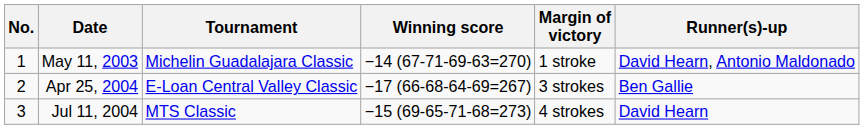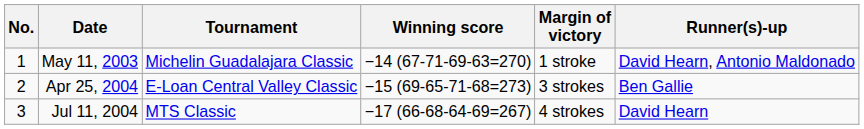(448, 87) −17 (66-68-64-69=267) -> (448, 87) −15 (69-65-71-68=273)
(448, 112) −15 (69-65-71-68=273) -> (448, 112) −17 (66-68-64-69=267)
